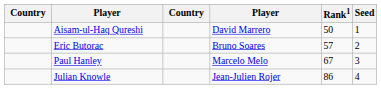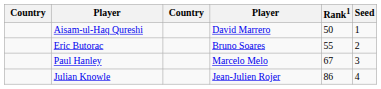(328, 45) 57 -> (328, 45) 55
